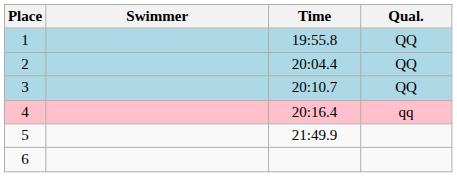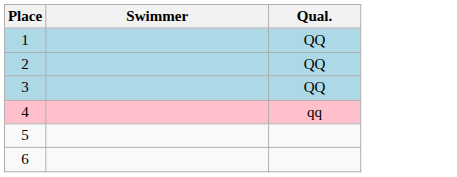- column: (315, 16)
